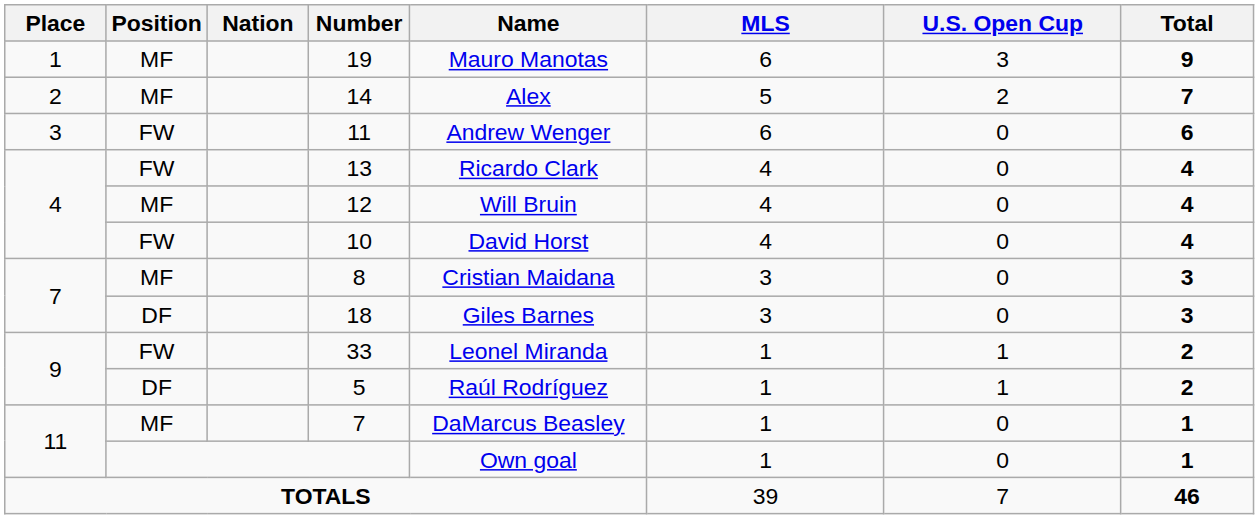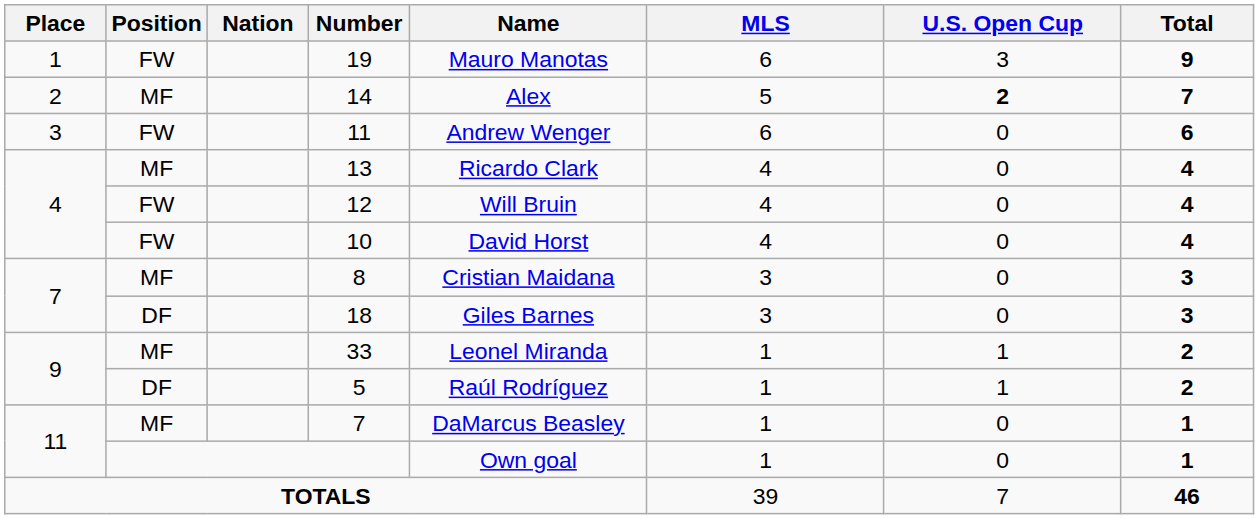(157, 59) MF -> (157, 59) FW
(1003, 96) normal -> (1003, 96) bold
(157, 168) FW -> (157, 168) MF
(157, 205) MF -> (157, 205) FW
(157, 350) FW -> (157, 350) MF
